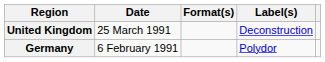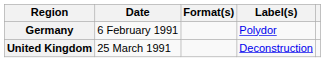rows swapped: (50, 48) <-> (50, 30)
